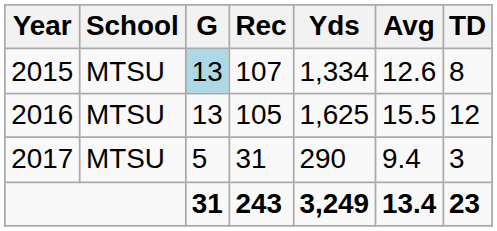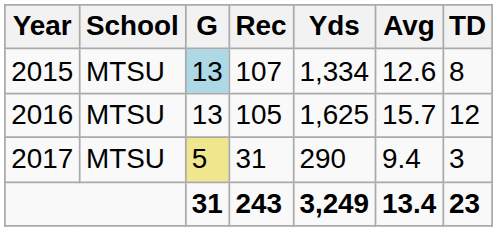(409, 114) 15.5 -> (409, 114) 15.7
(199, 159) no background -> (199, 159) khaki background
